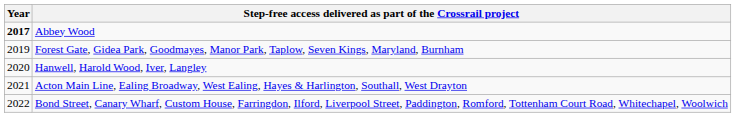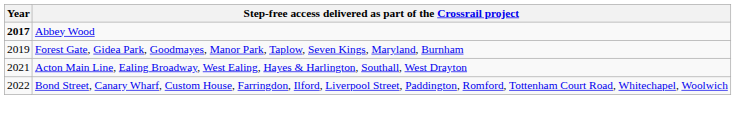- row: (121, 67)
